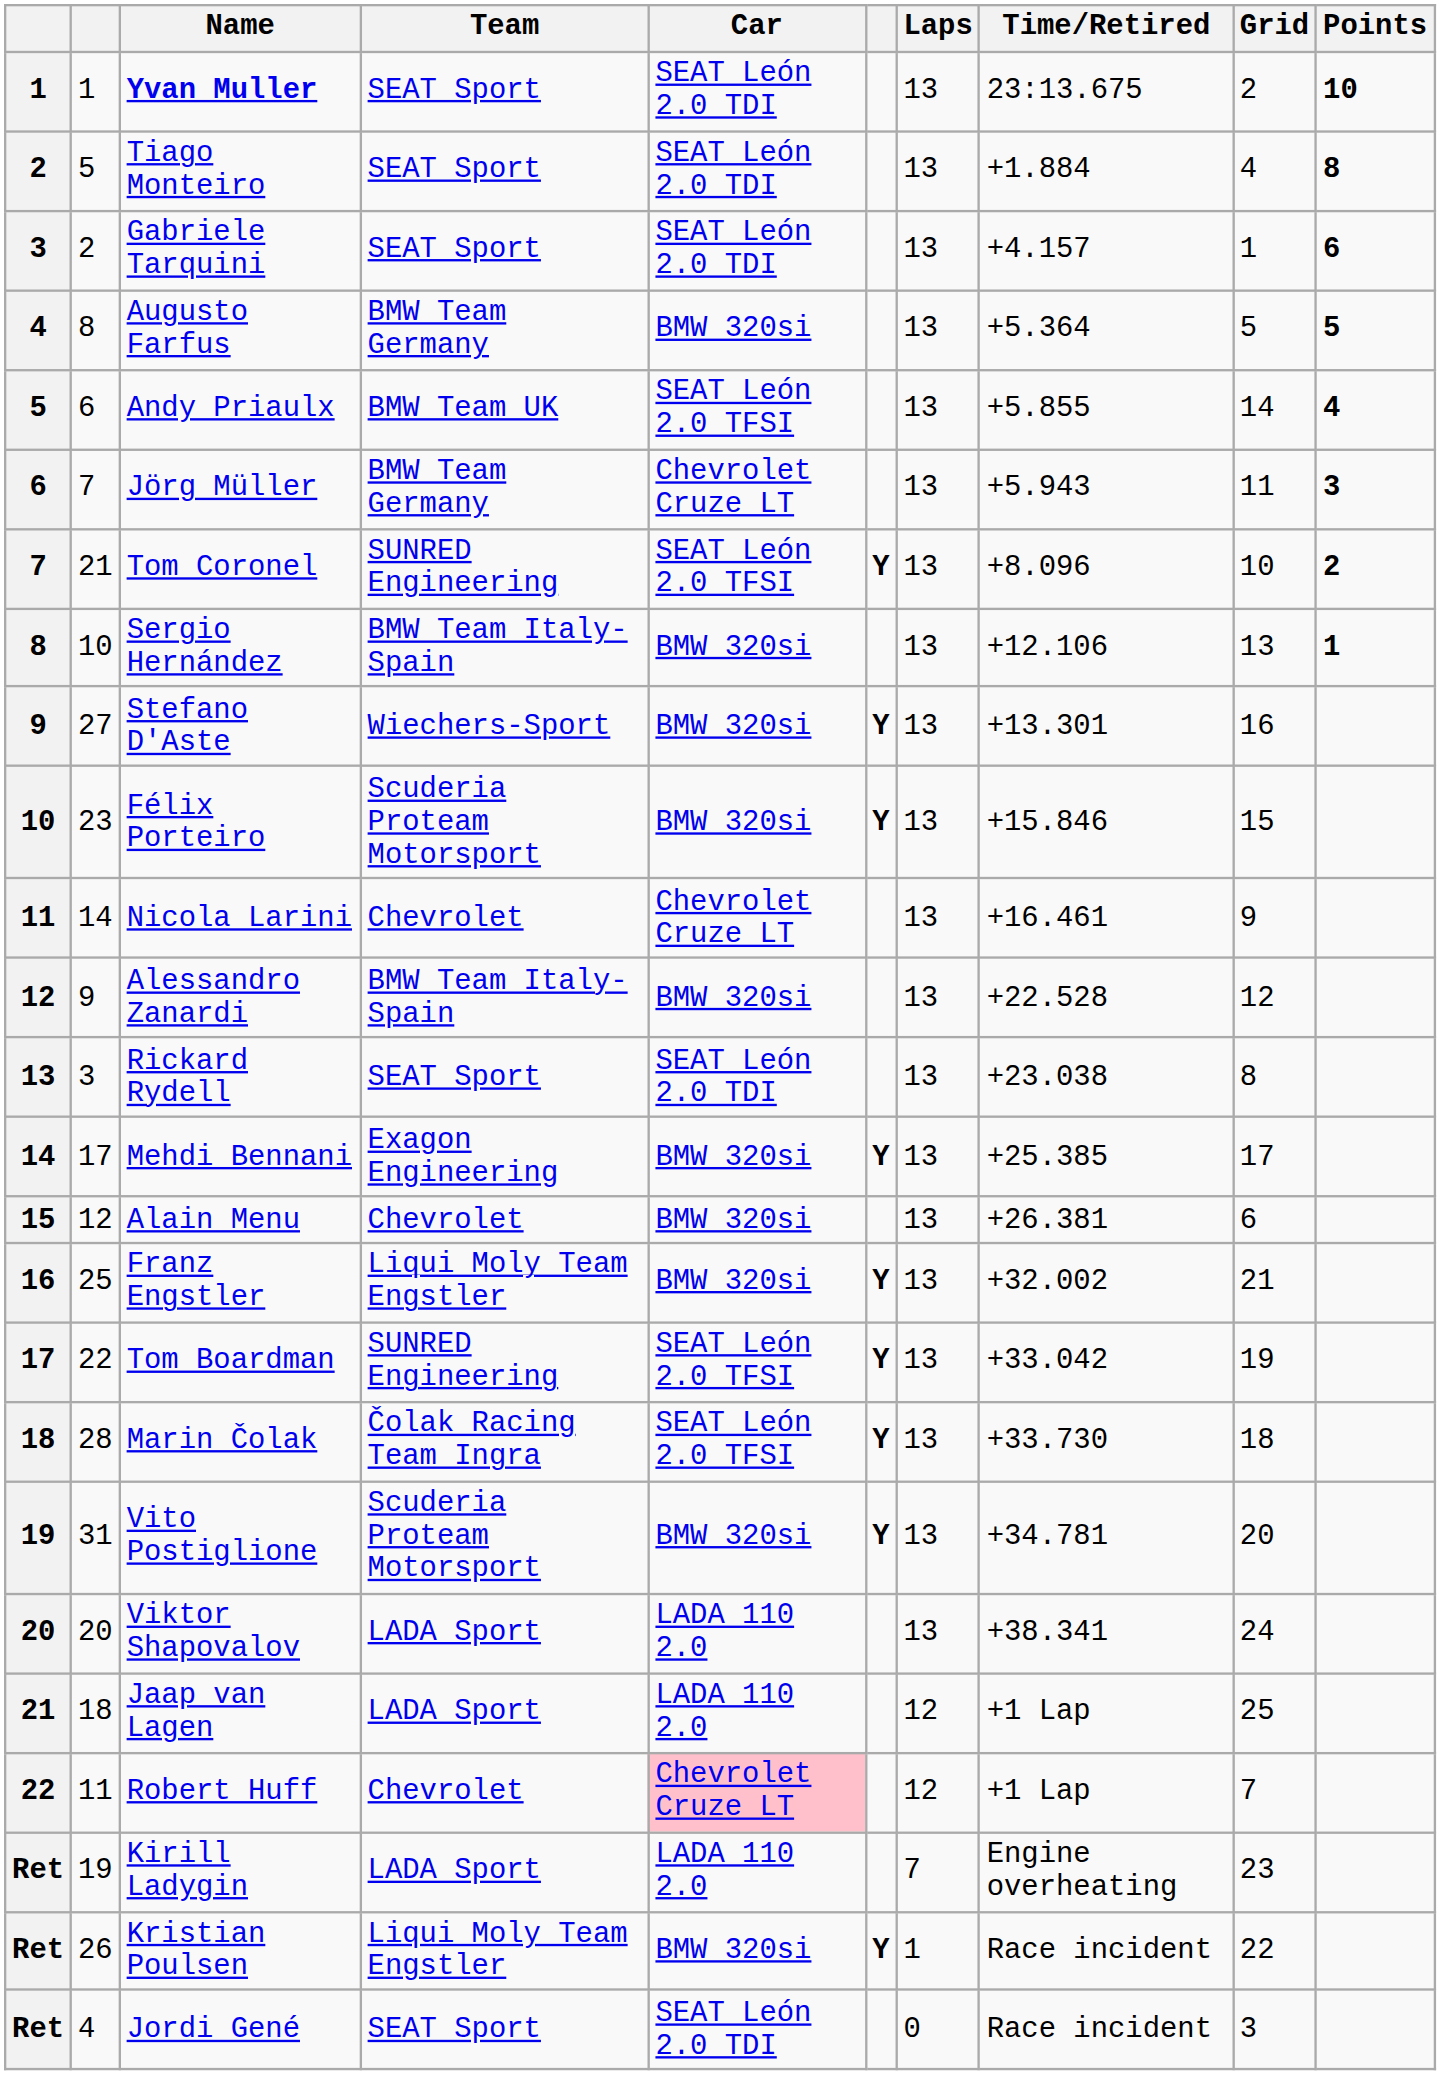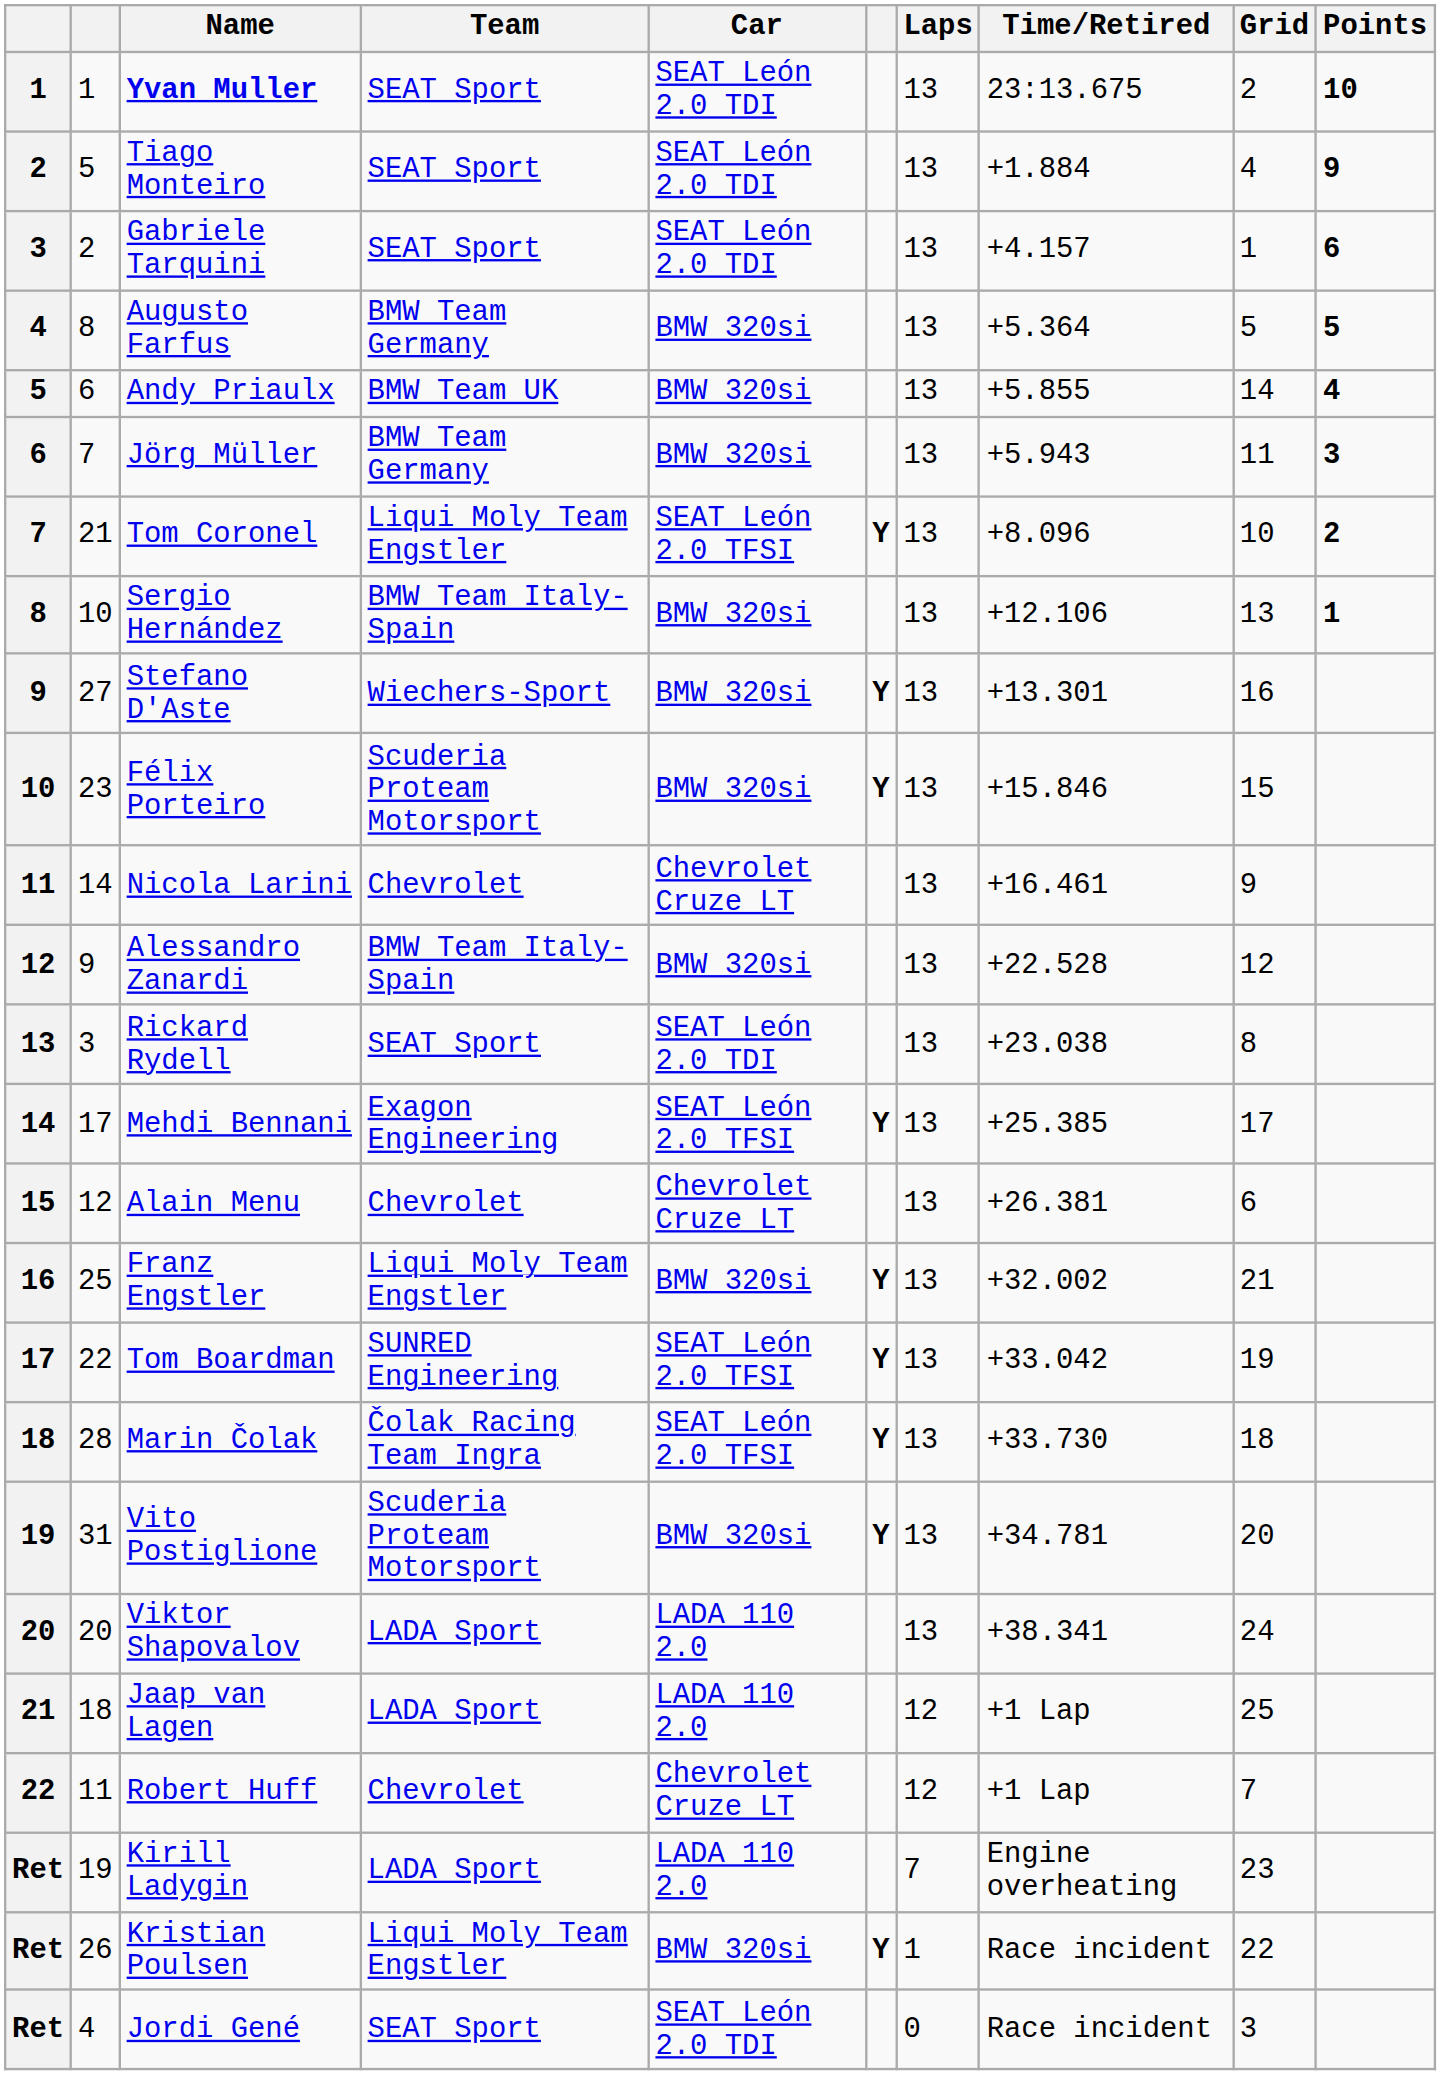(1332, 171) 8 -> (1332, 171) 9
(733, 410) SEAT León 2.0 TFSI -> (733, 393) BMW 320si
(733, 489) Chevrolet Cruze LT -> (733, 456) BMW 320si
(463, 568) SUNRED Engineering -> (498, 536) Liqui Moly Team Engstler
(733, 1157) BMW 320si -> (733, 1124) SEAT León 2.0 TFSI
(733, 1220) BMW 320si -> (733, 1204) Chevrolet Cruze LT
(733, 1792) pink background -> (733, 1792) no background
